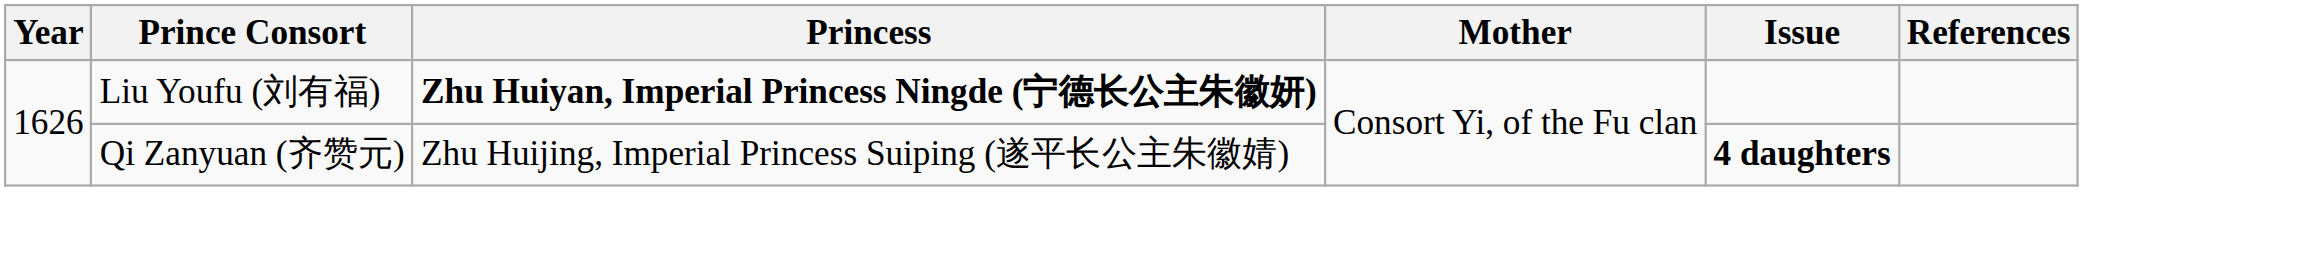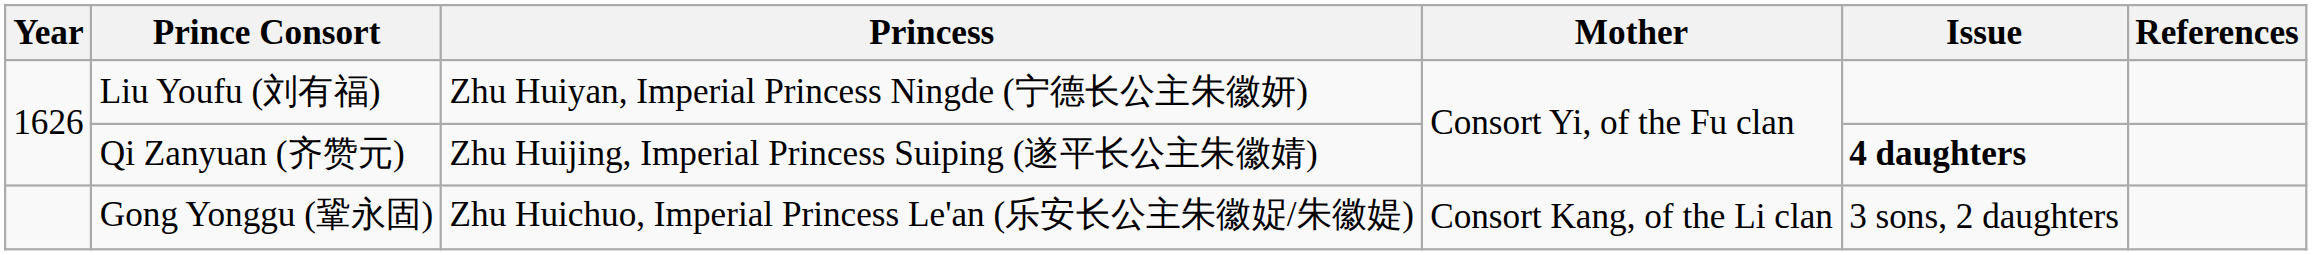(869, 90) bold -> (879, 90) normal
+ row: (267, 215)
